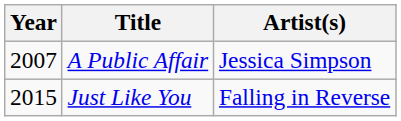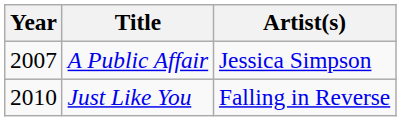(33, 97) 2015 -> (33, 97) 2010
